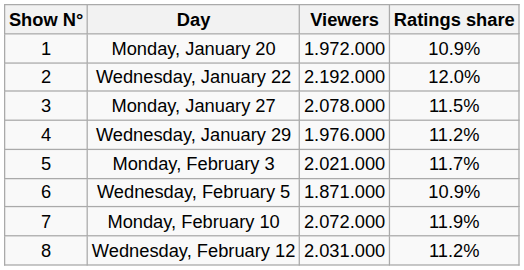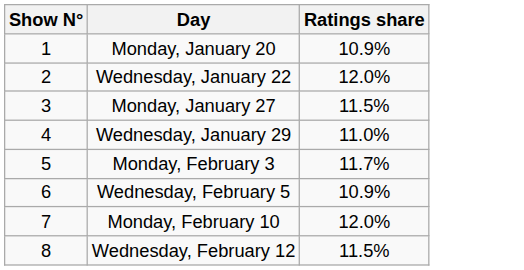- column: (345, 19)
(454, 135) 11.2% -> (364, 135) 11.0%
(454, 222) 11.9% -> (364, 222) 12.0%
(454, 251) 11.2% -> (364, 251) 11.5%
